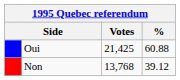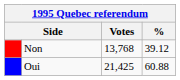rows swapped: (32, 49) <-> (33, 66)
